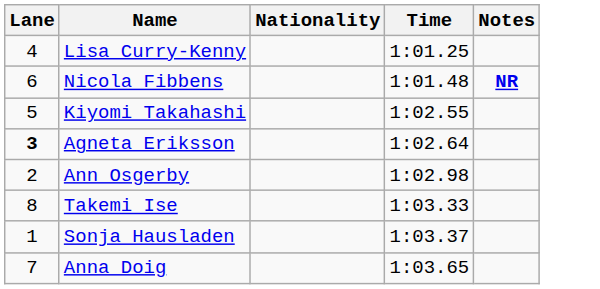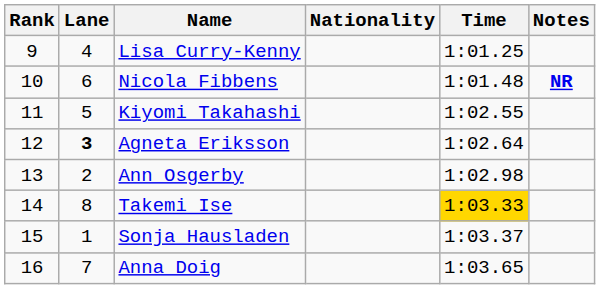+ column: (32, 20)
(429, 206) no background -> (484, 206) gold background
